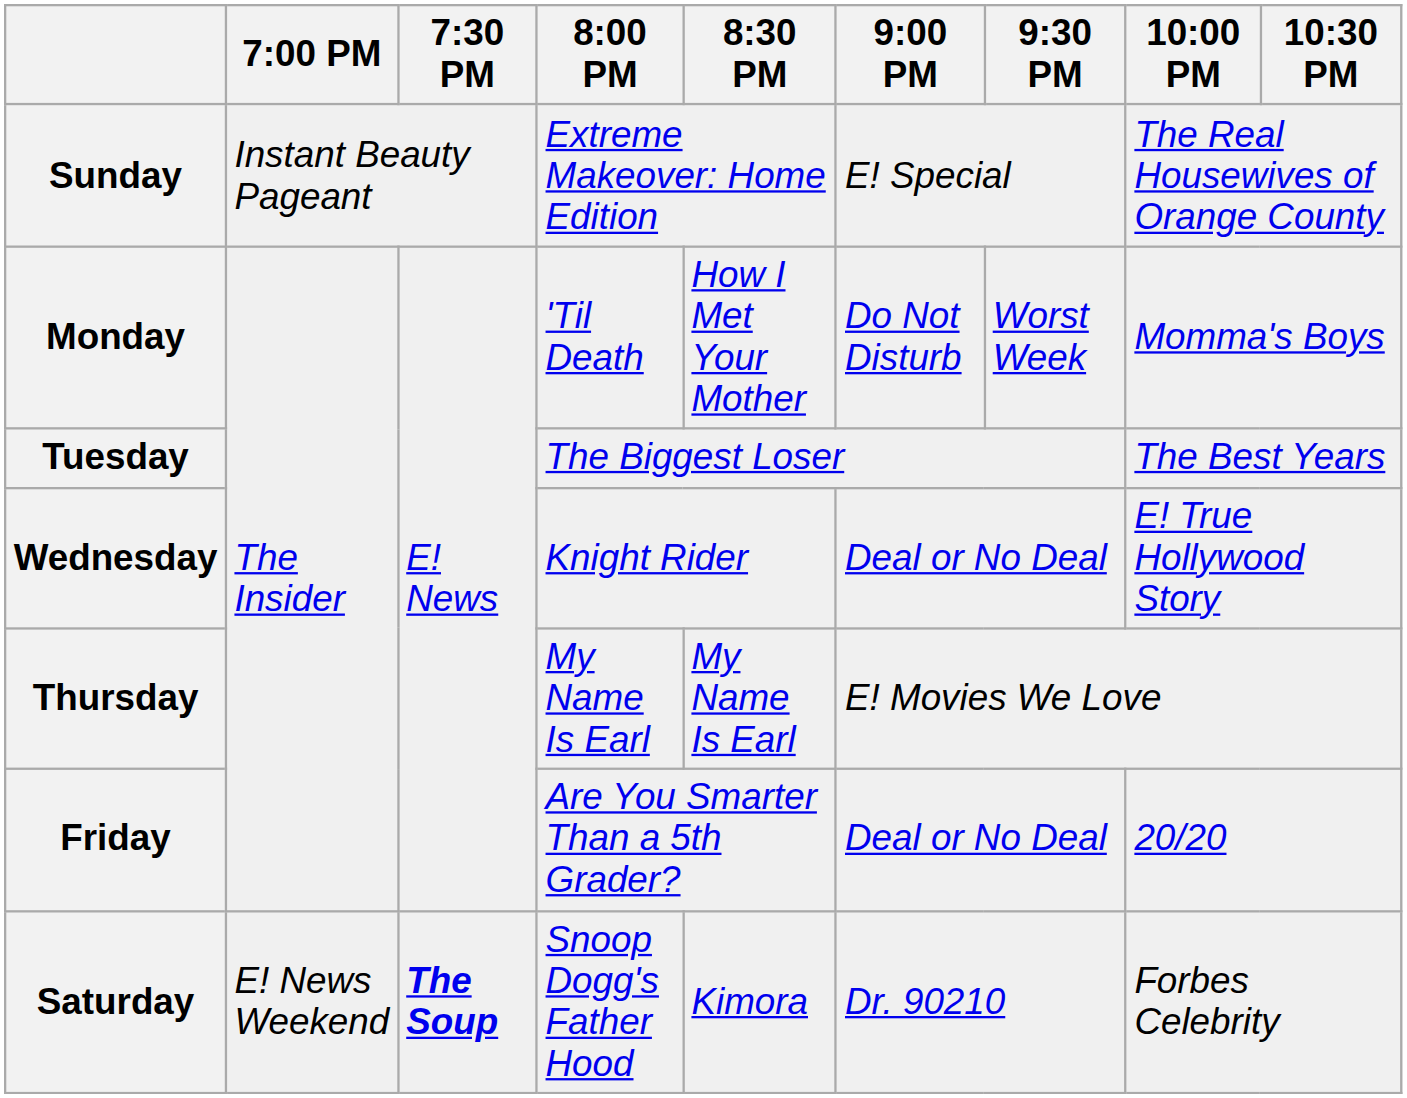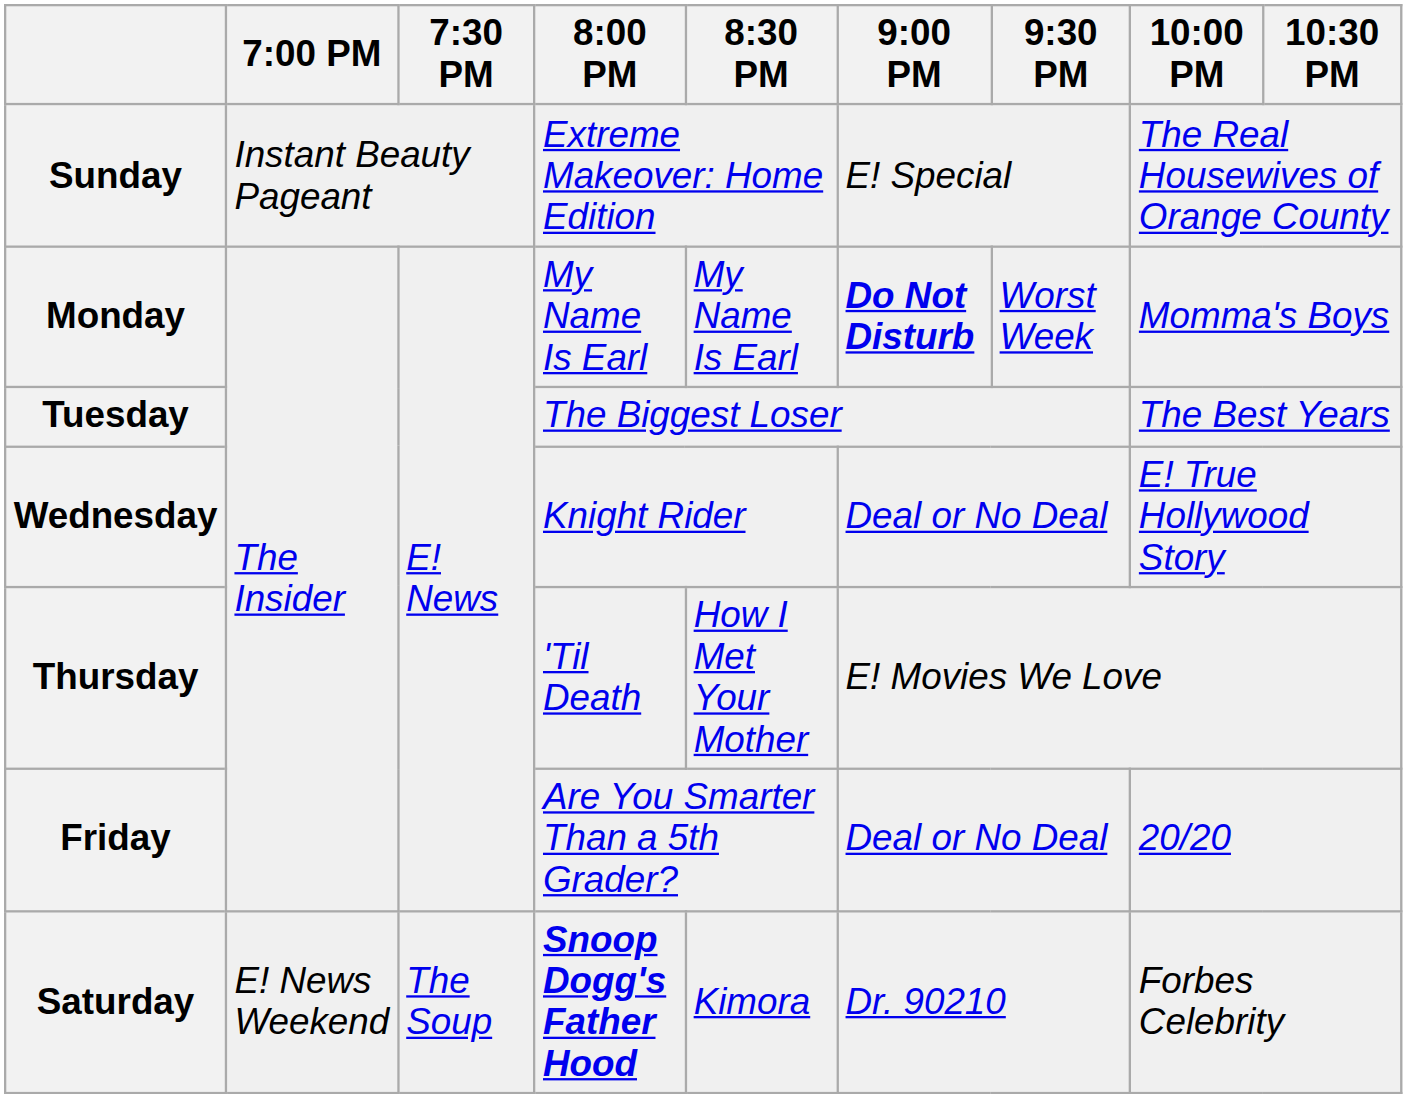(595, 336) 'Til Death -> (595, 316) My Name Is Earl
(749, 336) How I Met Your Mother -> (746, 316) My Name Is Earl
(903, 336) normal -> (910, 316) bold
(598, 698) My Name Is Earl -> (592, 677) 'Til Death
(744, 698) My Name Is Earl -> (751, 677) How I Met Your Mother
(452, 1001) bold -> (449, 1001) normal
(602, 1001) normal -> (605, 1001) bold
